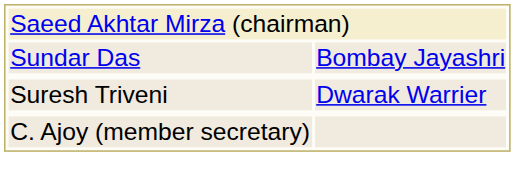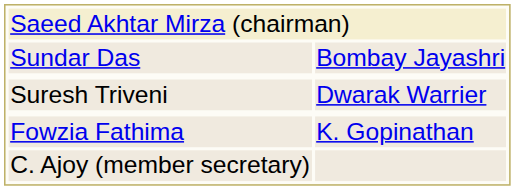+ row: (97, 131)
